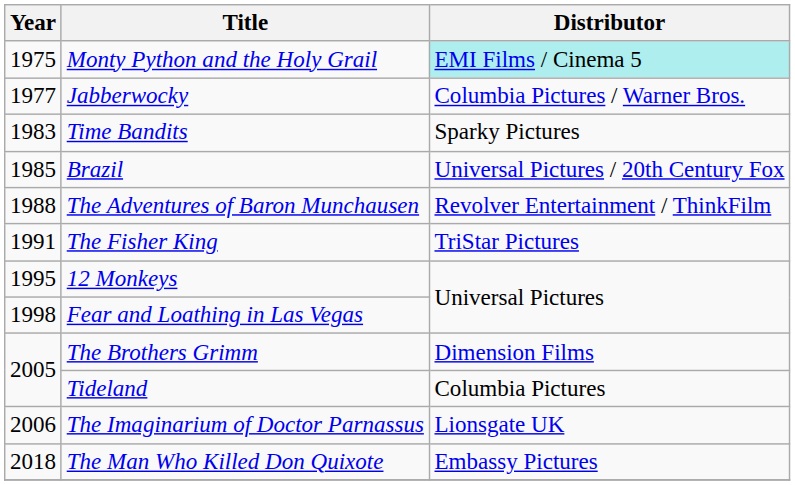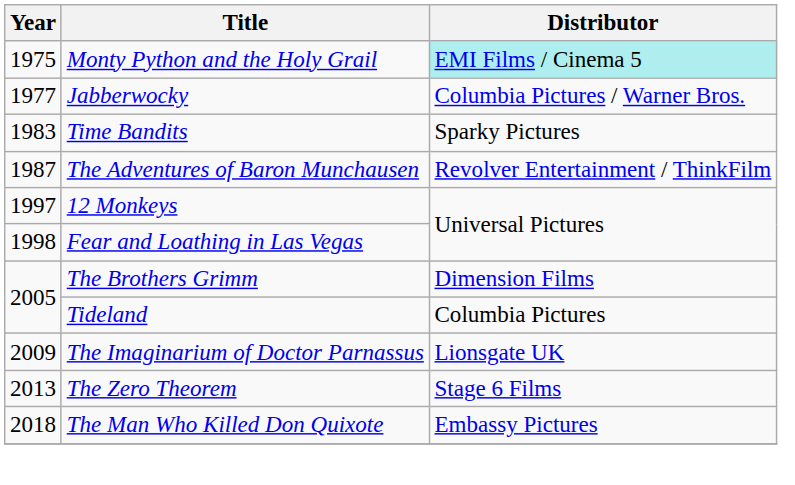- row: (95, 168)
(33, 205) 1988 -> (33, 168) 1987
- row: (142, 242)
(33, 278) 1995 -> (33, 205) 1997
(33, 424) 2006 -> (33, 351) 2009
+ row: (152, 388)
